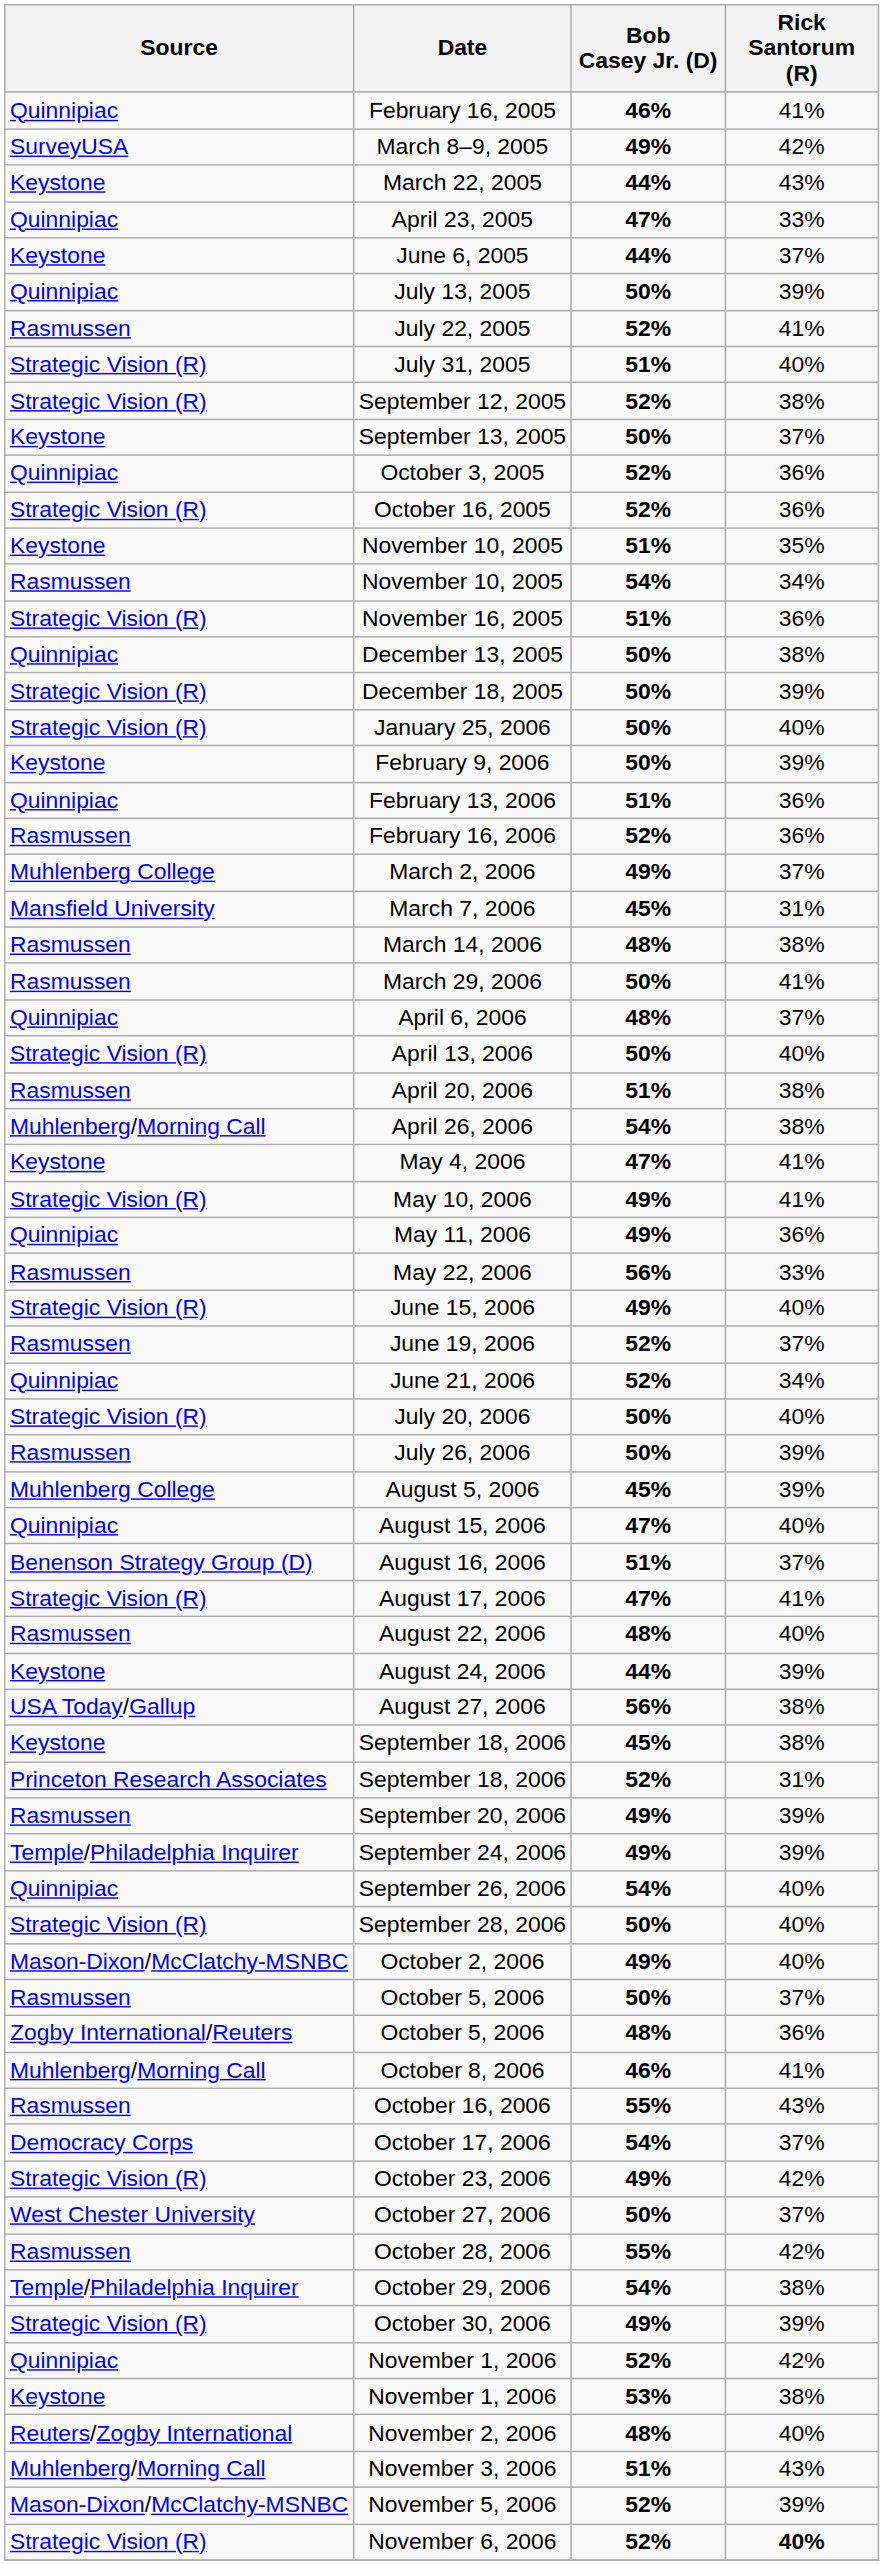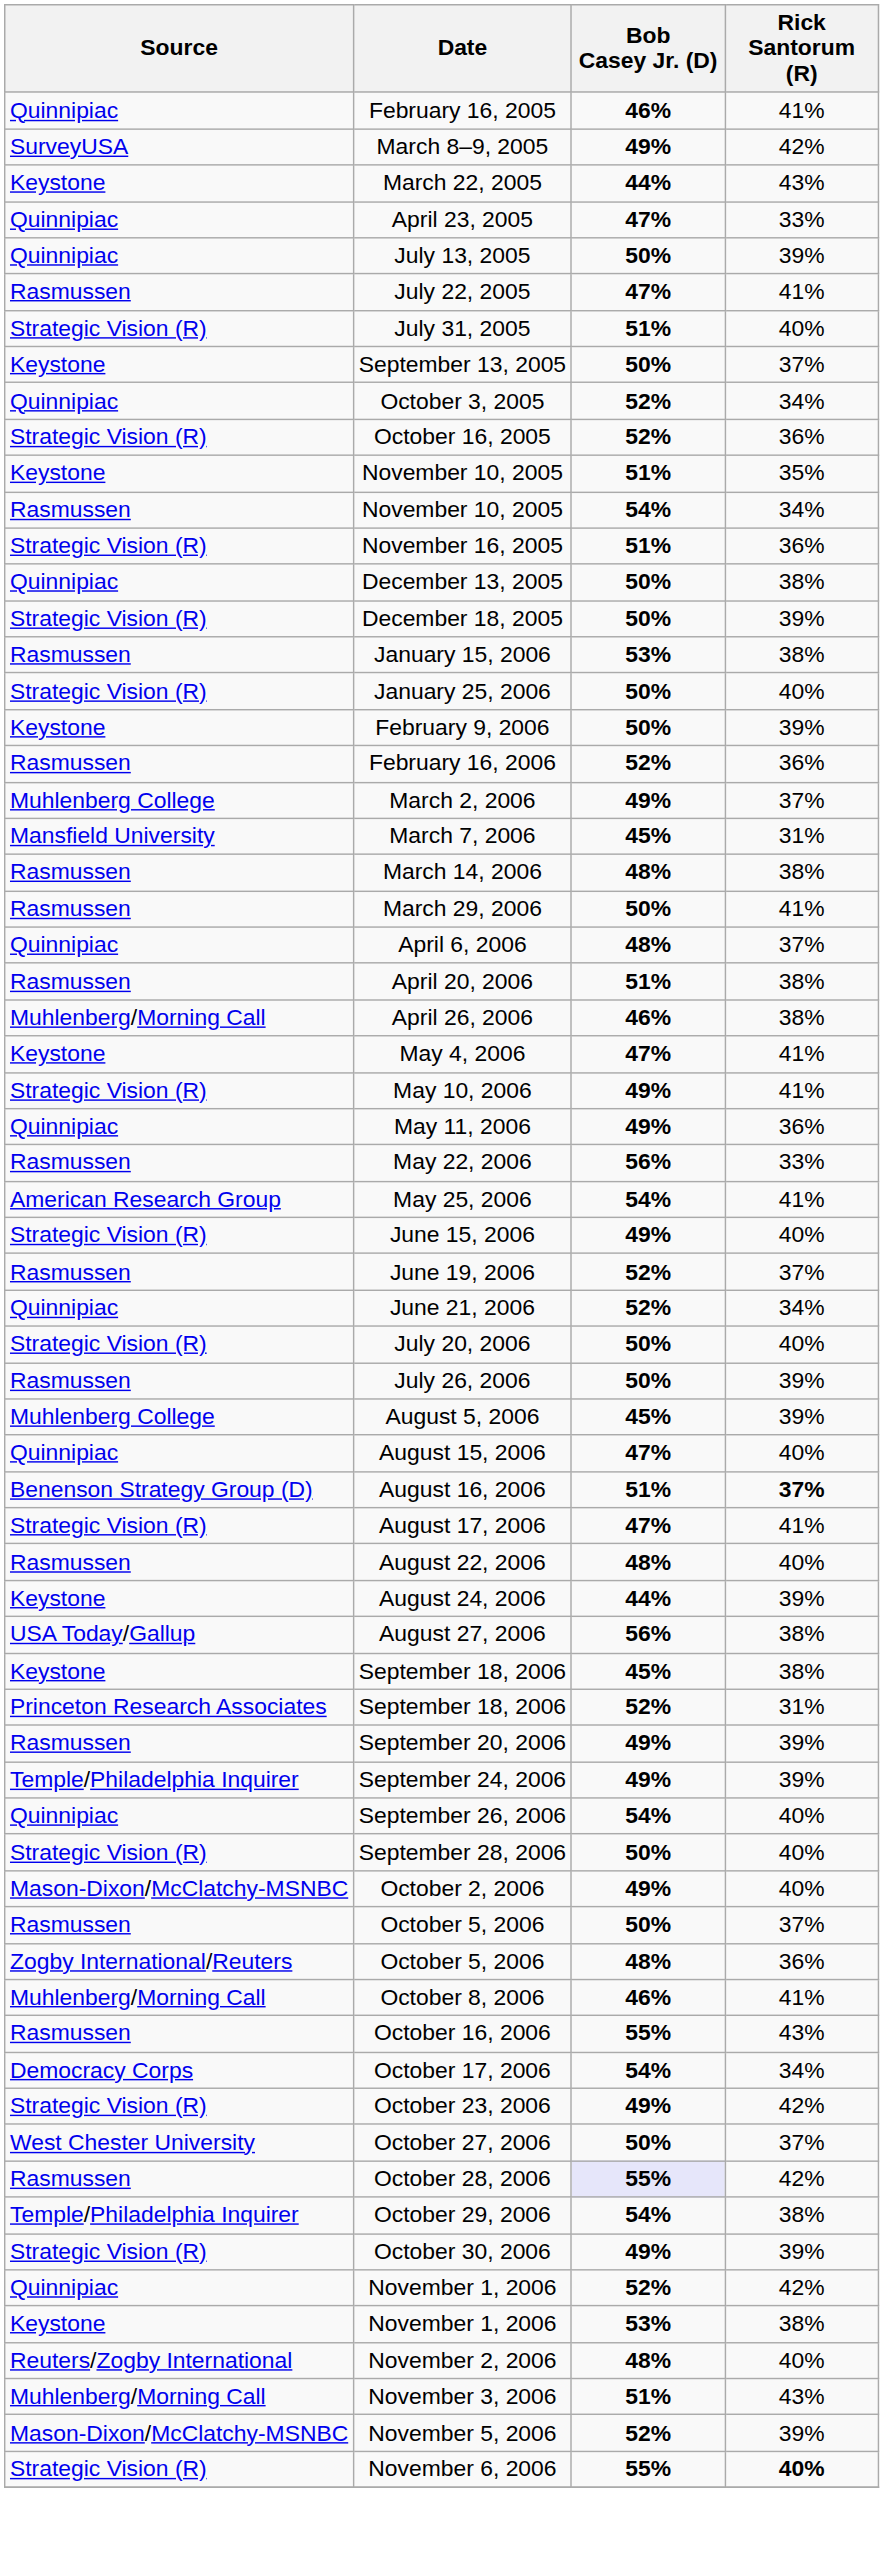- row: (58, 255)
(648, 328) 52% -> (648, 291) 47%
- row: (108, 400)
(802, 473) 36% -> (802, 400) 34%
+ row: (70, 654)
- row: (64, 799)
- row: (108, 1053)
(648, 1126) 54% -> (648, 1017) 46%
+ row: (145, 1198)
(802, 1561) normal -> (802, 1489) bold
(802, 2142) 37% -> (802, 2069) 34%
(648, 2251) no background -> (648, 2178) lavender background
(648, 2541) 52% -> (648, 2469) 55%
